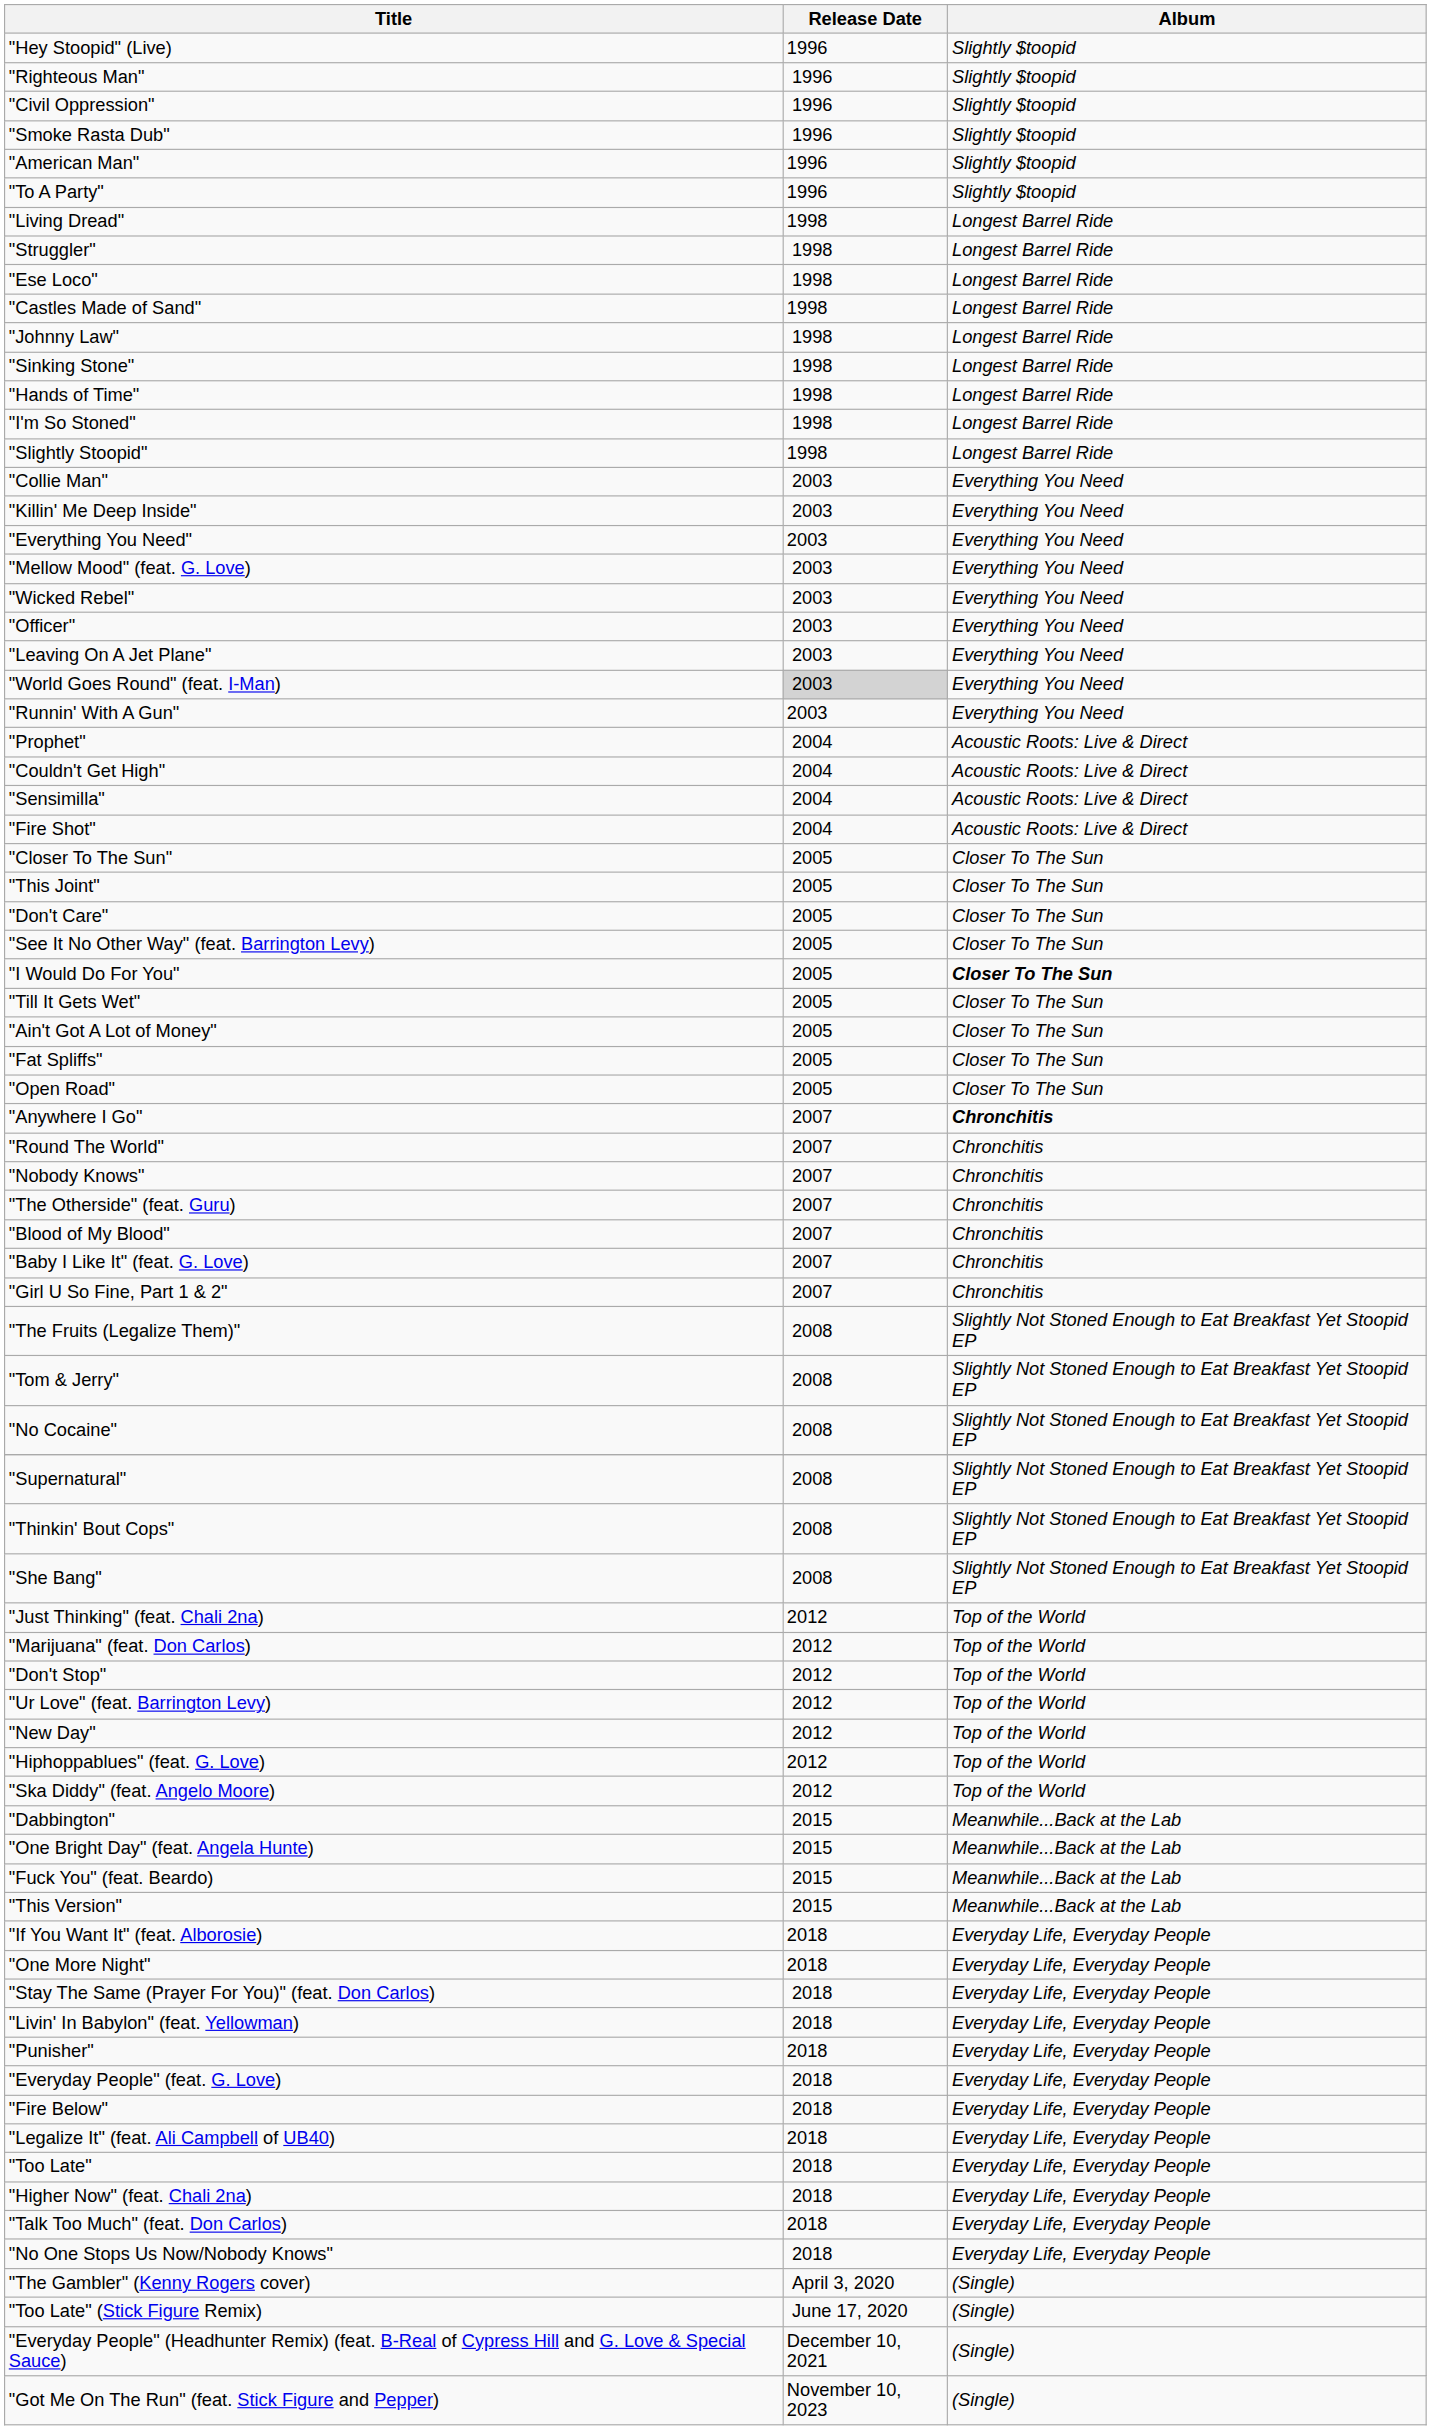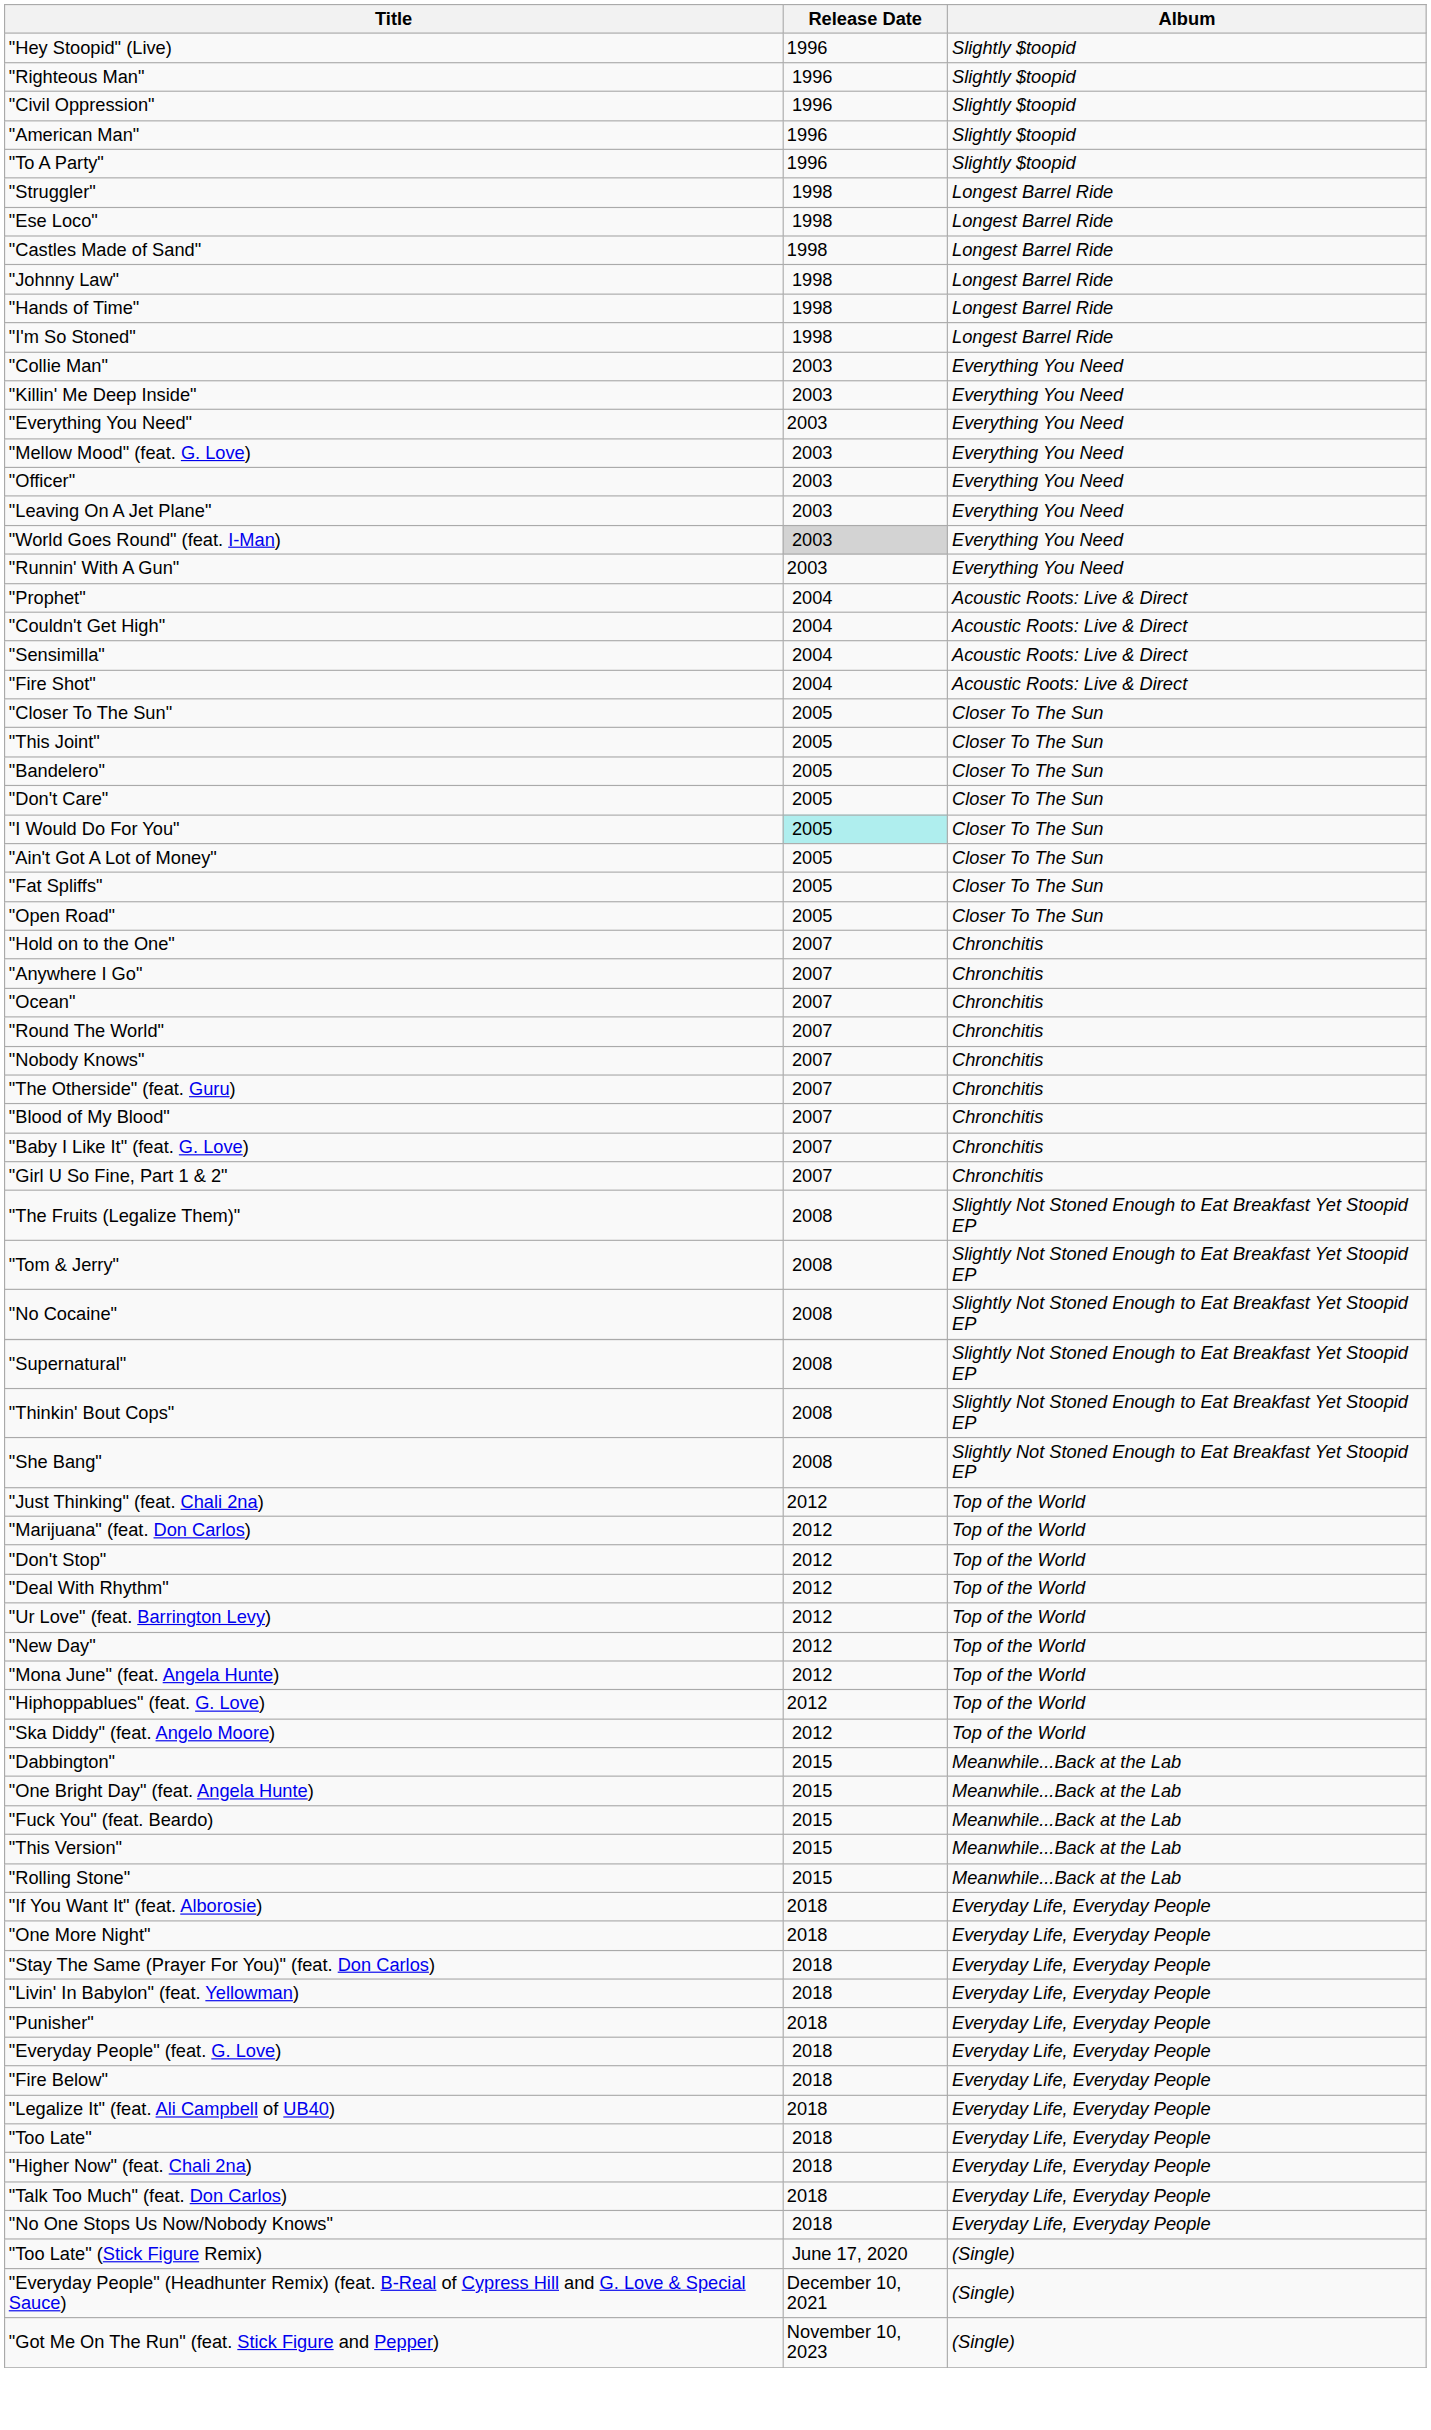- row: (89, 134)
- row: (66, 221)
- row: (72, 366)
- row: (78, 452)
- row: (72, 597)
+ row: (57, 771)
- row: (192, 944)
(810, 973) no background -> (810, 828) paleturquoise background
(1032, 973) bold -> (1028, 828) normal
- row: (75, 1002)
+ row: (92, 944)
(1003, 1118) bold -> (998, 973) normal
+ row: (42, 1002)
+ row: (89, 1588)
+ row: (144, 1675)
+ row: (69, 1877)
- row: (160, 2282)
